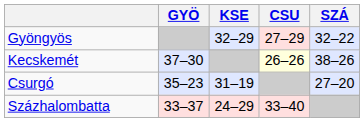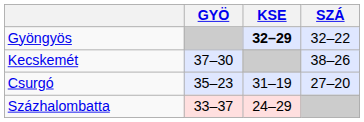- column: (285, 15)
(234, 38) normal -> (272, 38) bold
